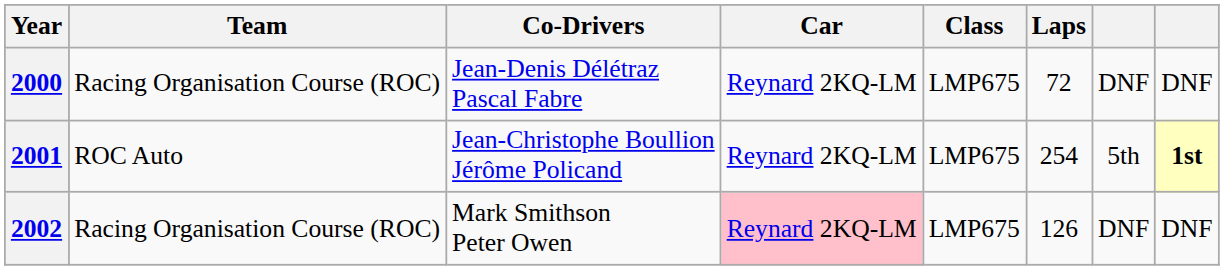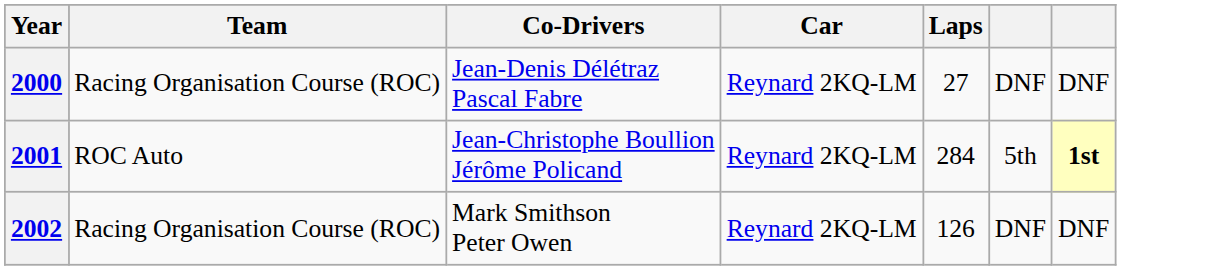- column: (974, 26)
(1059, 83) 72 -> (956, 83) 27
(1059, 155) 254 -> (956, 155) 284
(822, 228) pink background -> (822, 228) no background
